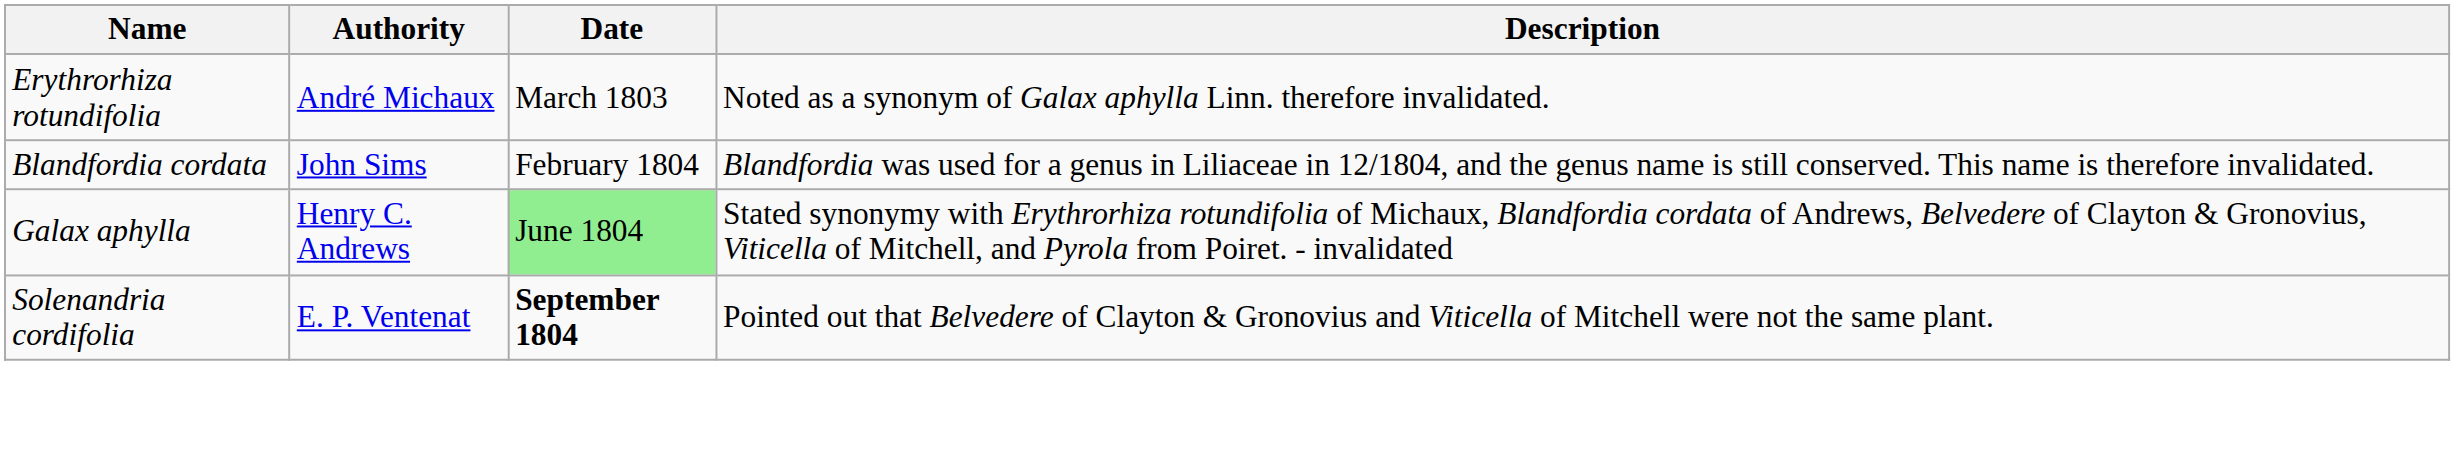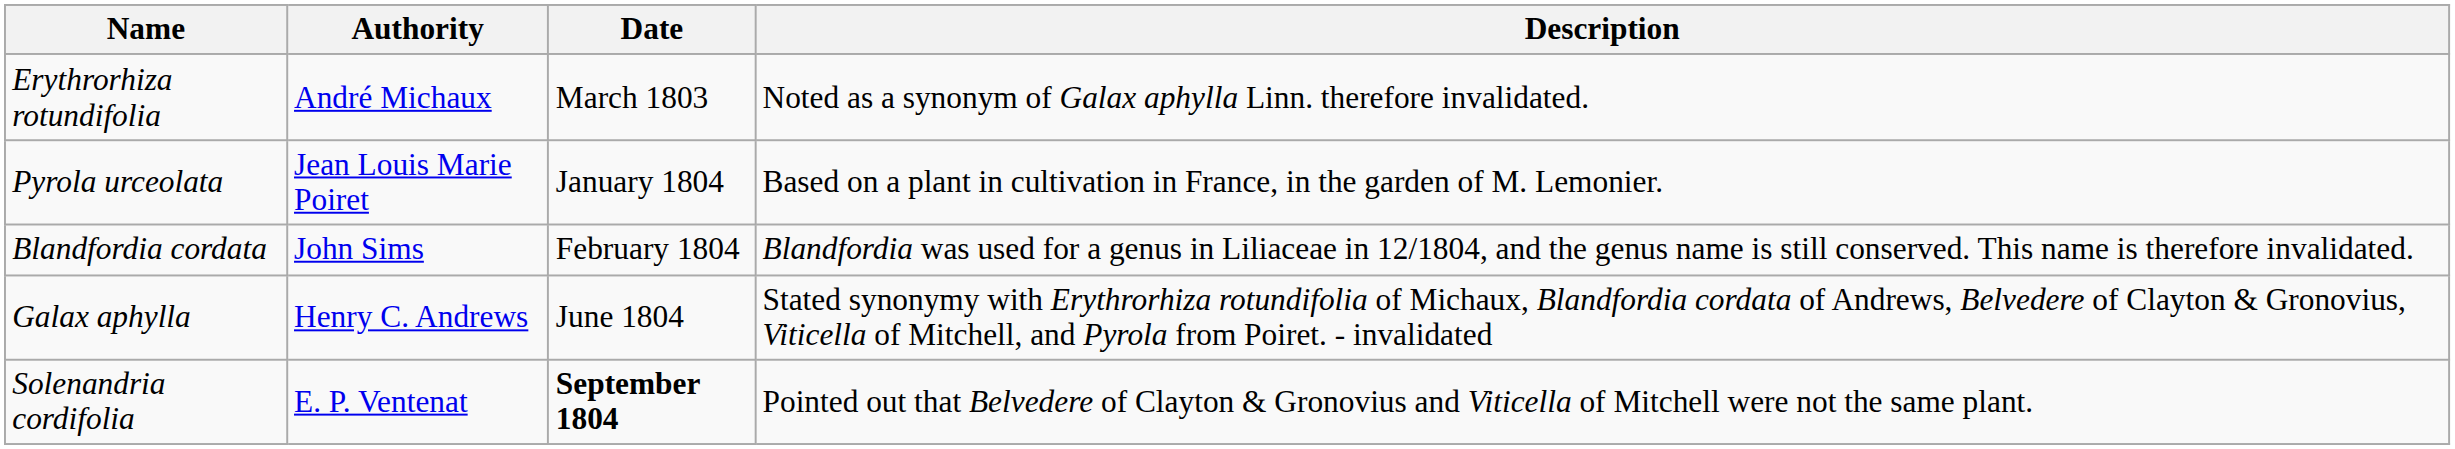+ row: (118, 181)
(579, 231) lightgreen background -> (620, 316) no background
